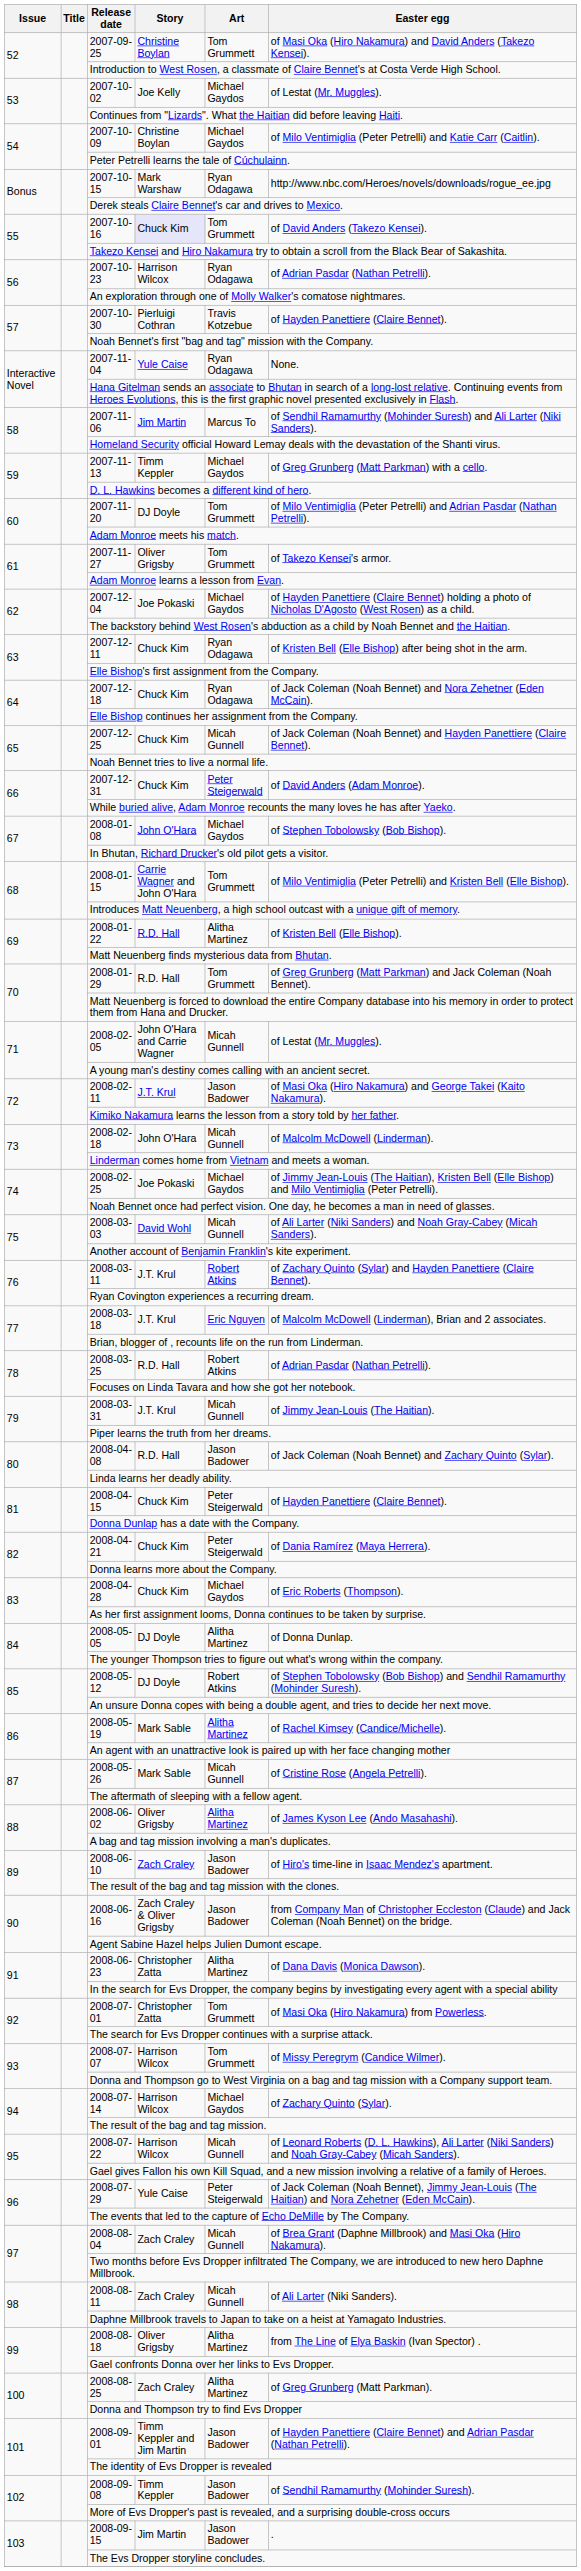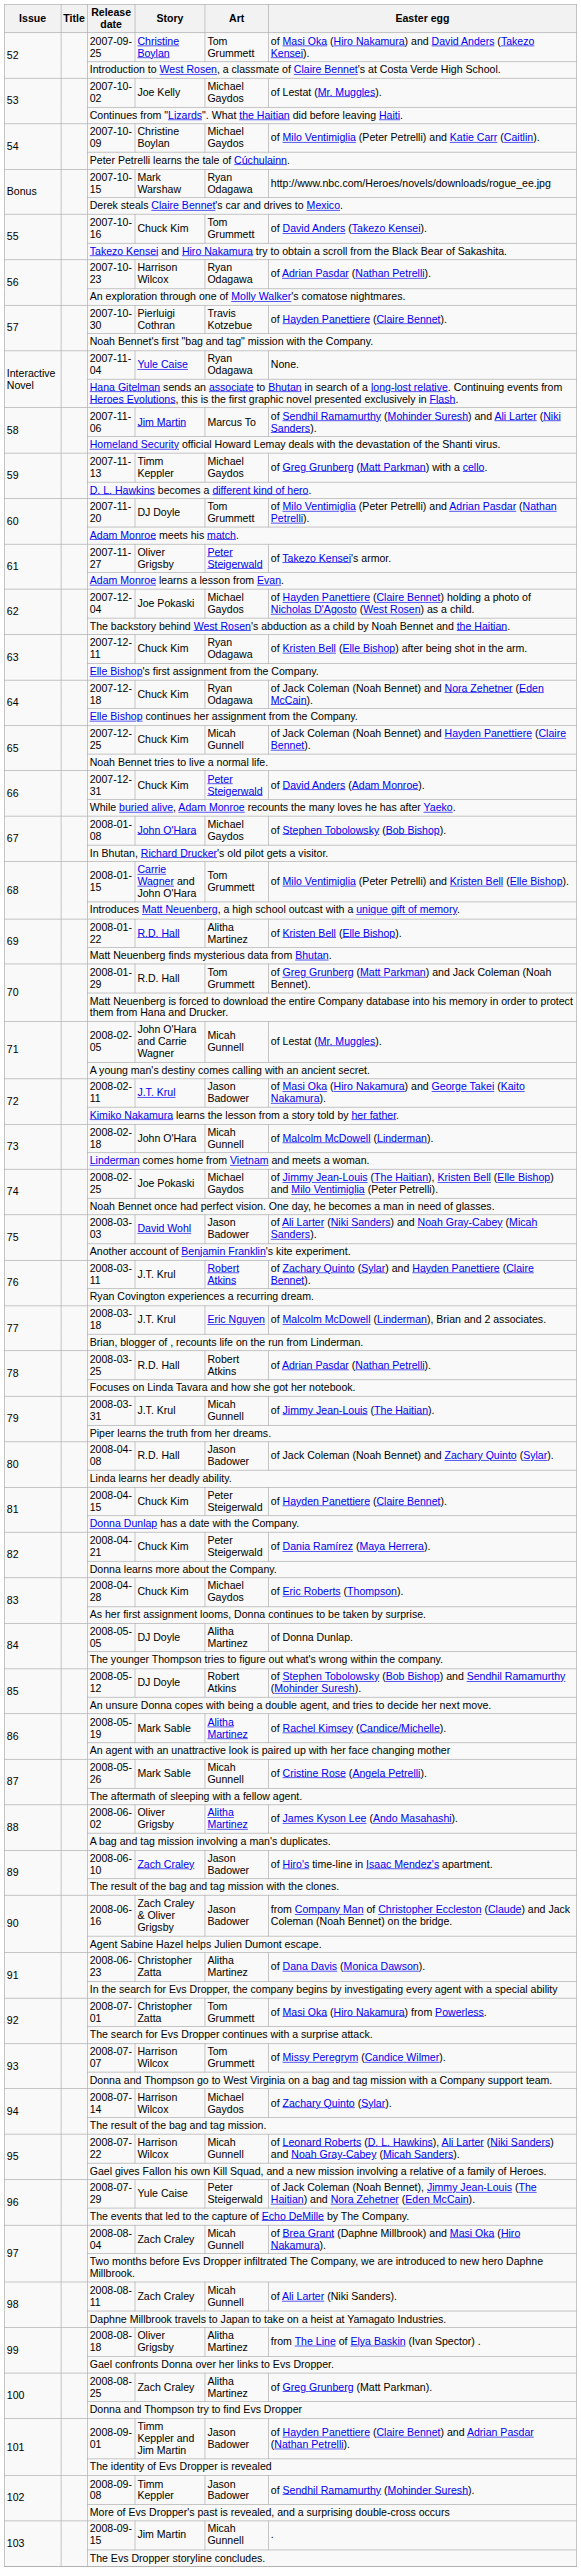(163, 228) lavender background -> (163, 228) no background
(231, 558) Tom Grummett -> (235, 558) Peter Steigerwald
(226, 1229) Micah Gunnell -> (228, 1229) Jason Badower
(228, 2535) Jason Badower -> (226, 2535) Micah Gunnell
